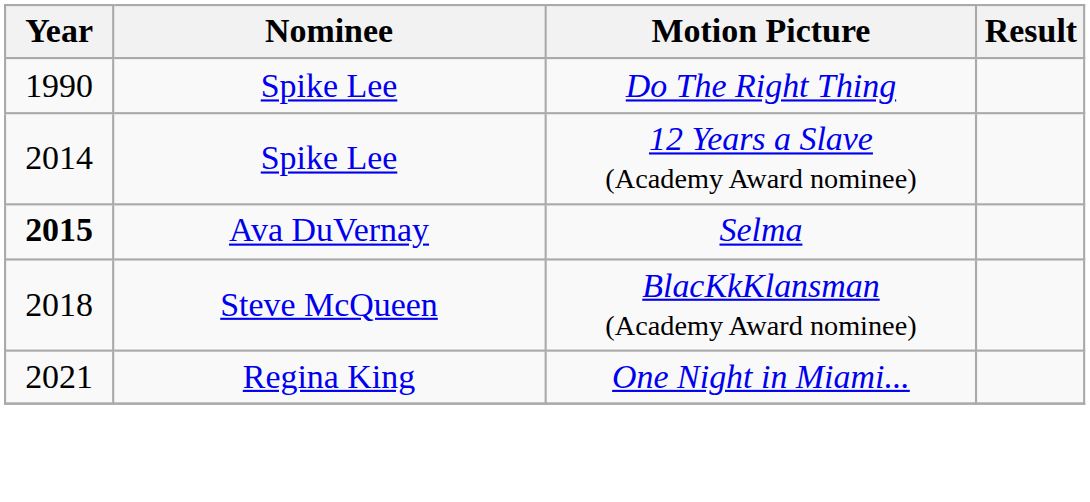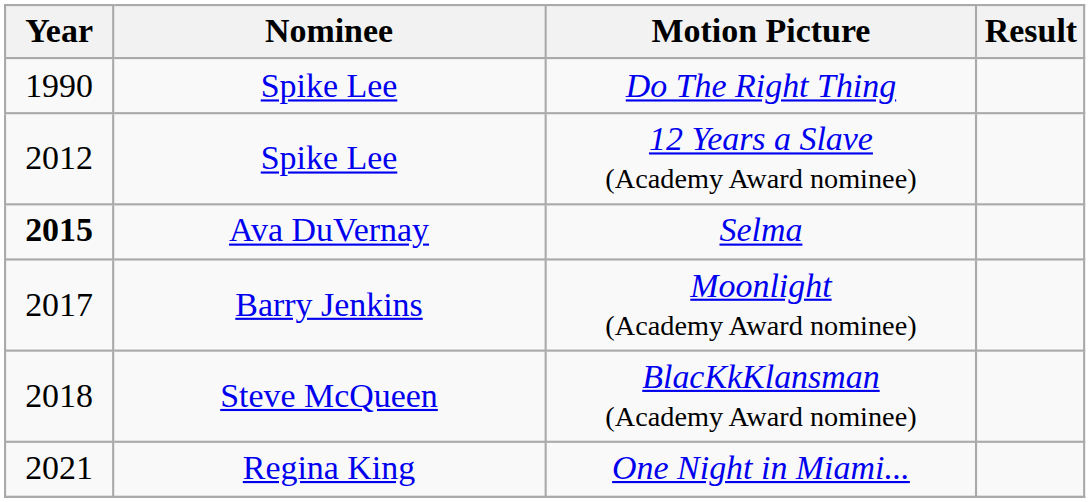(59, 158) 2014 -> (59, 158) 2012
+ row: (761, 303)
